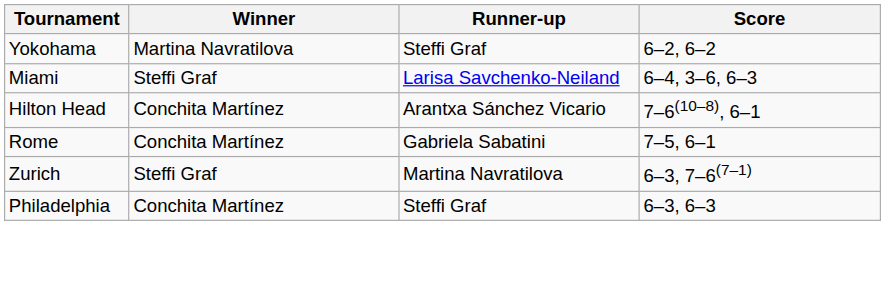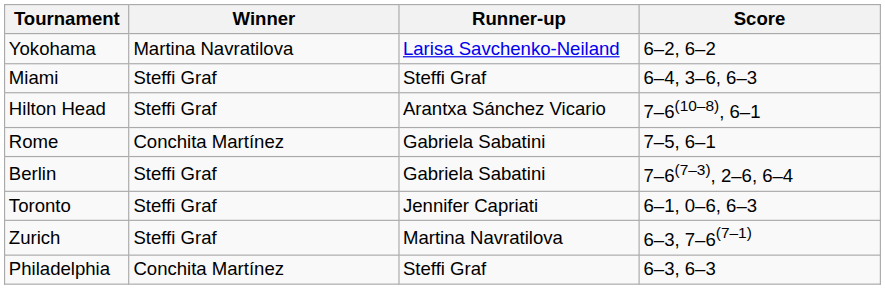(445, 48) Steffi Graf -> (511, 48) Larisa Savchenko-Neiland
(511, 78) Larisa Savchenko-Neiland -> (445, 78) Steffi Graf
(209, 110) Conchita Martínez -> (175, 110) Steffi Graf
+ row: (33, 173)
+ row: (40, 205)
